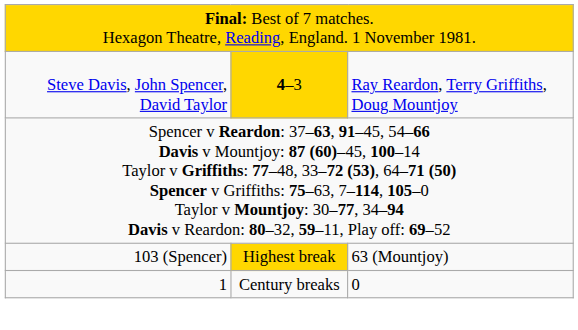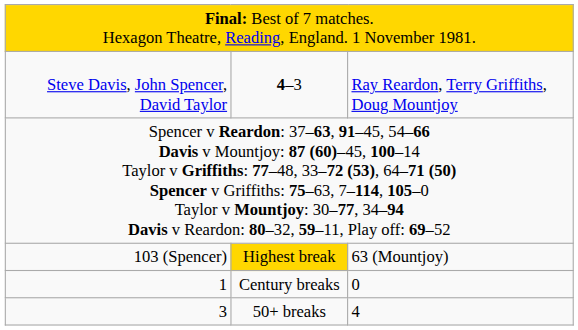(289, 84) gold background -> (289, 84) no background
+ row: (223, 311)
